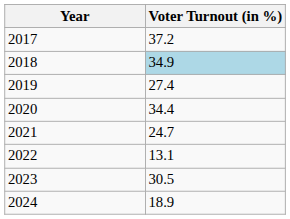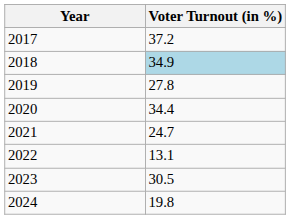(161, 86) 27.4 -> (161, 86) 27.8
(161, 202) 18.9 -> (161, 202) 19.8
